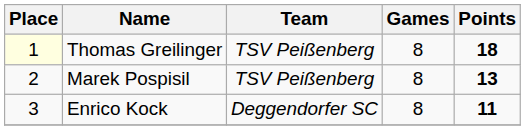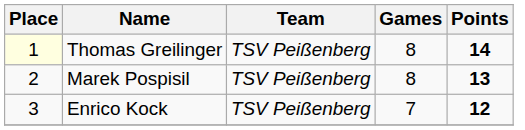(487, 49) 18 -> (480, 49) 14
(304, 109) Deggendorfer SC -> (301, 109) TSV Peißenberg
(418, 109) 8 -> (411, 109) 7
(487, 109) 11 -> (480, 109) 12
